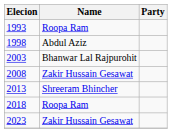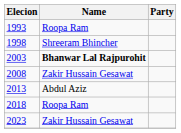(64, 43) Abdul Aziz -> (80, 43) Shreeram Bhincher
(89, 58) normal -> (94, 58) bold
(80, 89) Shreeram Bhincher -> (64, 89) Abdul Aziz
